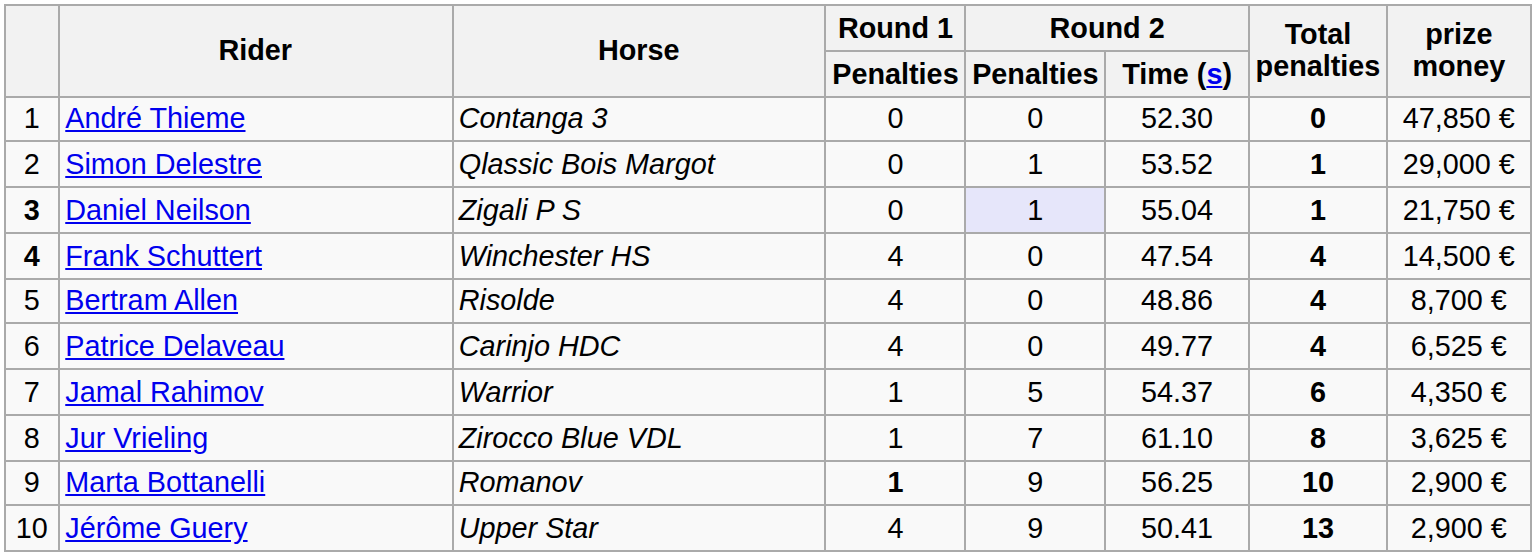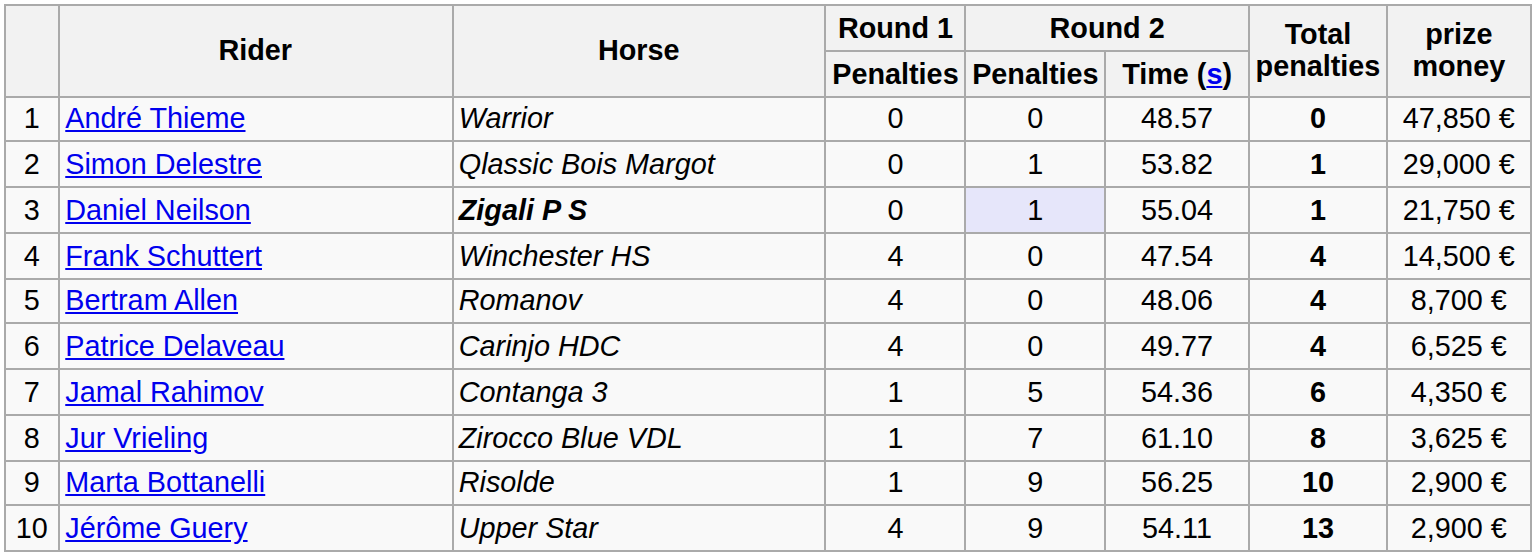(533, 119) Contanga 3 -> (506, 119) Warrior
(1177, 119) 52.30 -> (1177, 119) 48.57
(1177, 165) 53.52 -> (1177, 165) 53.82
(32, 210) bold -> (32, 210) normal
(520, 210) normal -> (523, 210) bold
(32, 256) bold -> (32, 256) normal
(507, 301) Risolde -> (520, 301) Romanov
(1177, 301) 48.86 -> (1177, 301) 48.06
(506, 392) Warrior -> (533, 392) Contanga 3
(1177, 392) 54.37 -> (1177, 392) 54.36
(520, 483) Romanov -> (507, 483) Risolde
(895, 483) bold -> (895, 483) normal
(1177, 529) 50.41 -> (1177, 529) 54.11
